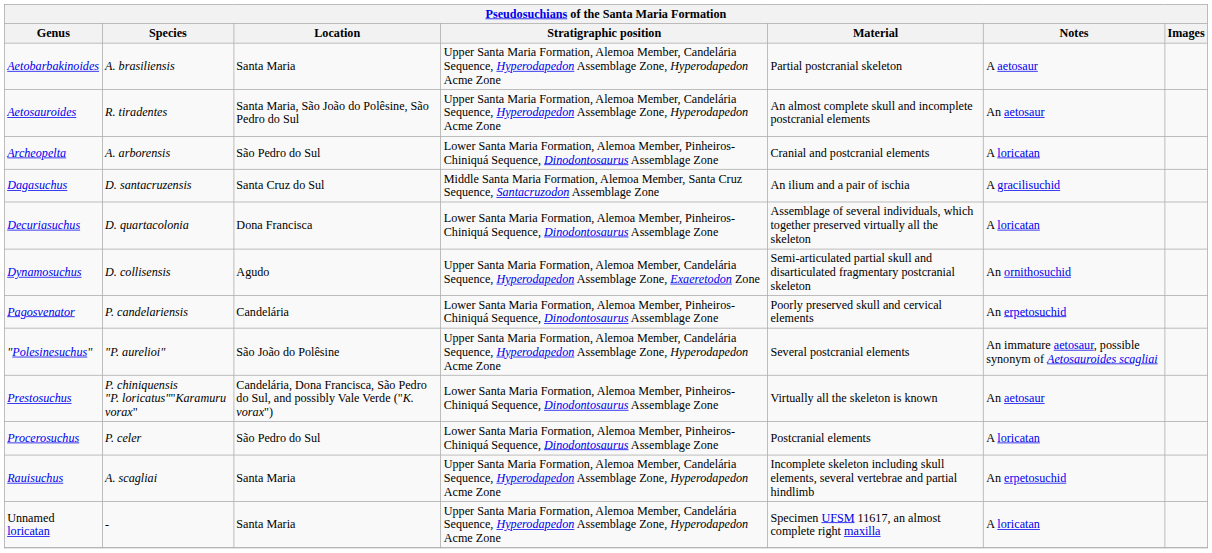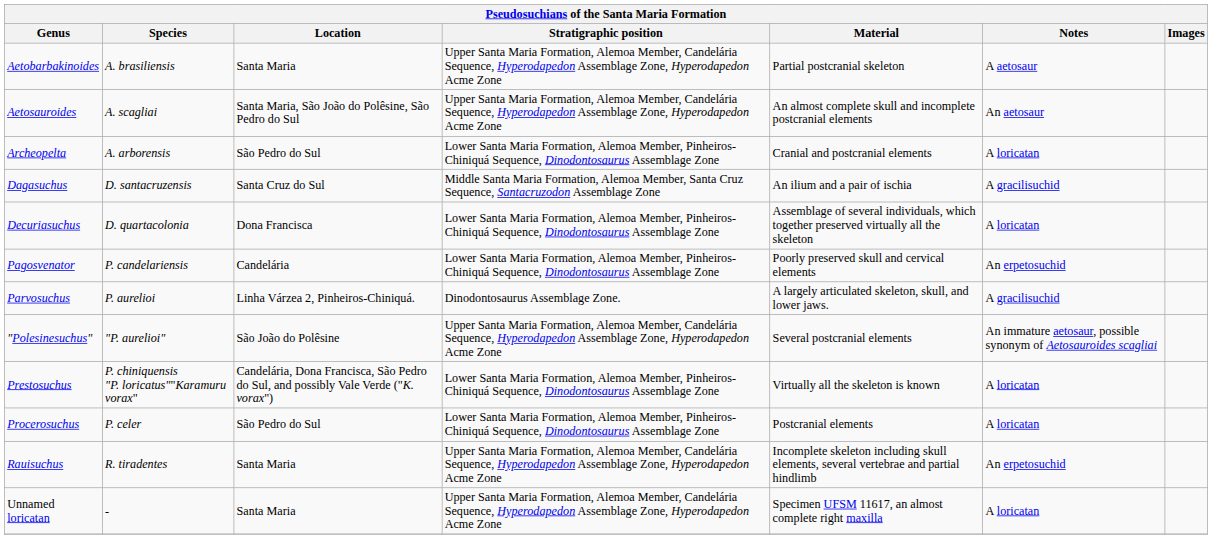(136, 113) R. tiradentes -> (131, 113) A. scagliai
- row: (44, 272)
+ row: (39, 298)
(1015, 398) An aetosaur -> (1012, 384) A loricatan
(131, 478) A. scagliai -> (136, 464) R. tiradentes
